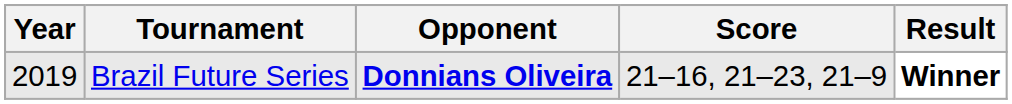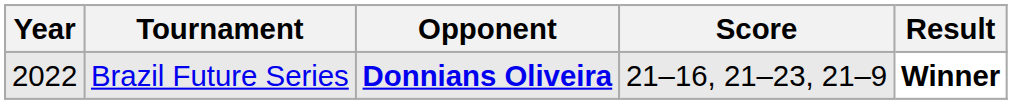(45, 75) 2019 -> (45, 75) 2022
